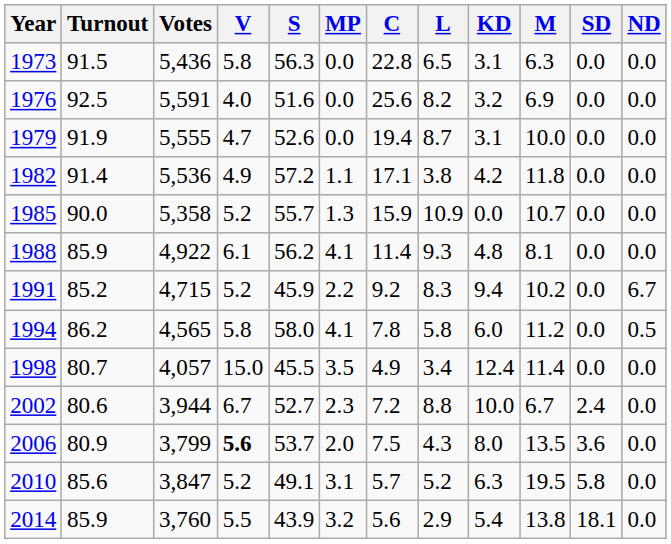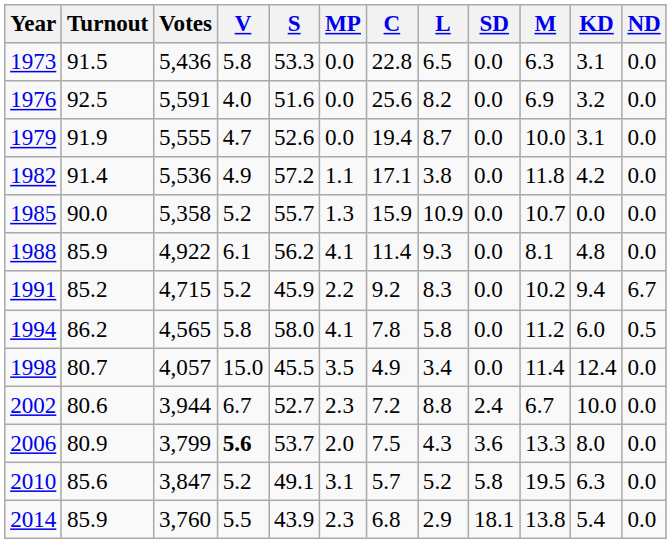columns swapped: (494, 23) <-> (596, 23)
(294, 61) 56.3 -> (294, 61) 53.3
(545, 442) 13.5 -> (545, 442) 13.3
(340, 518) 3.2 -> (340, 518) 2.3
(386, 518) 5.6 -> (386, 518) 6.8
